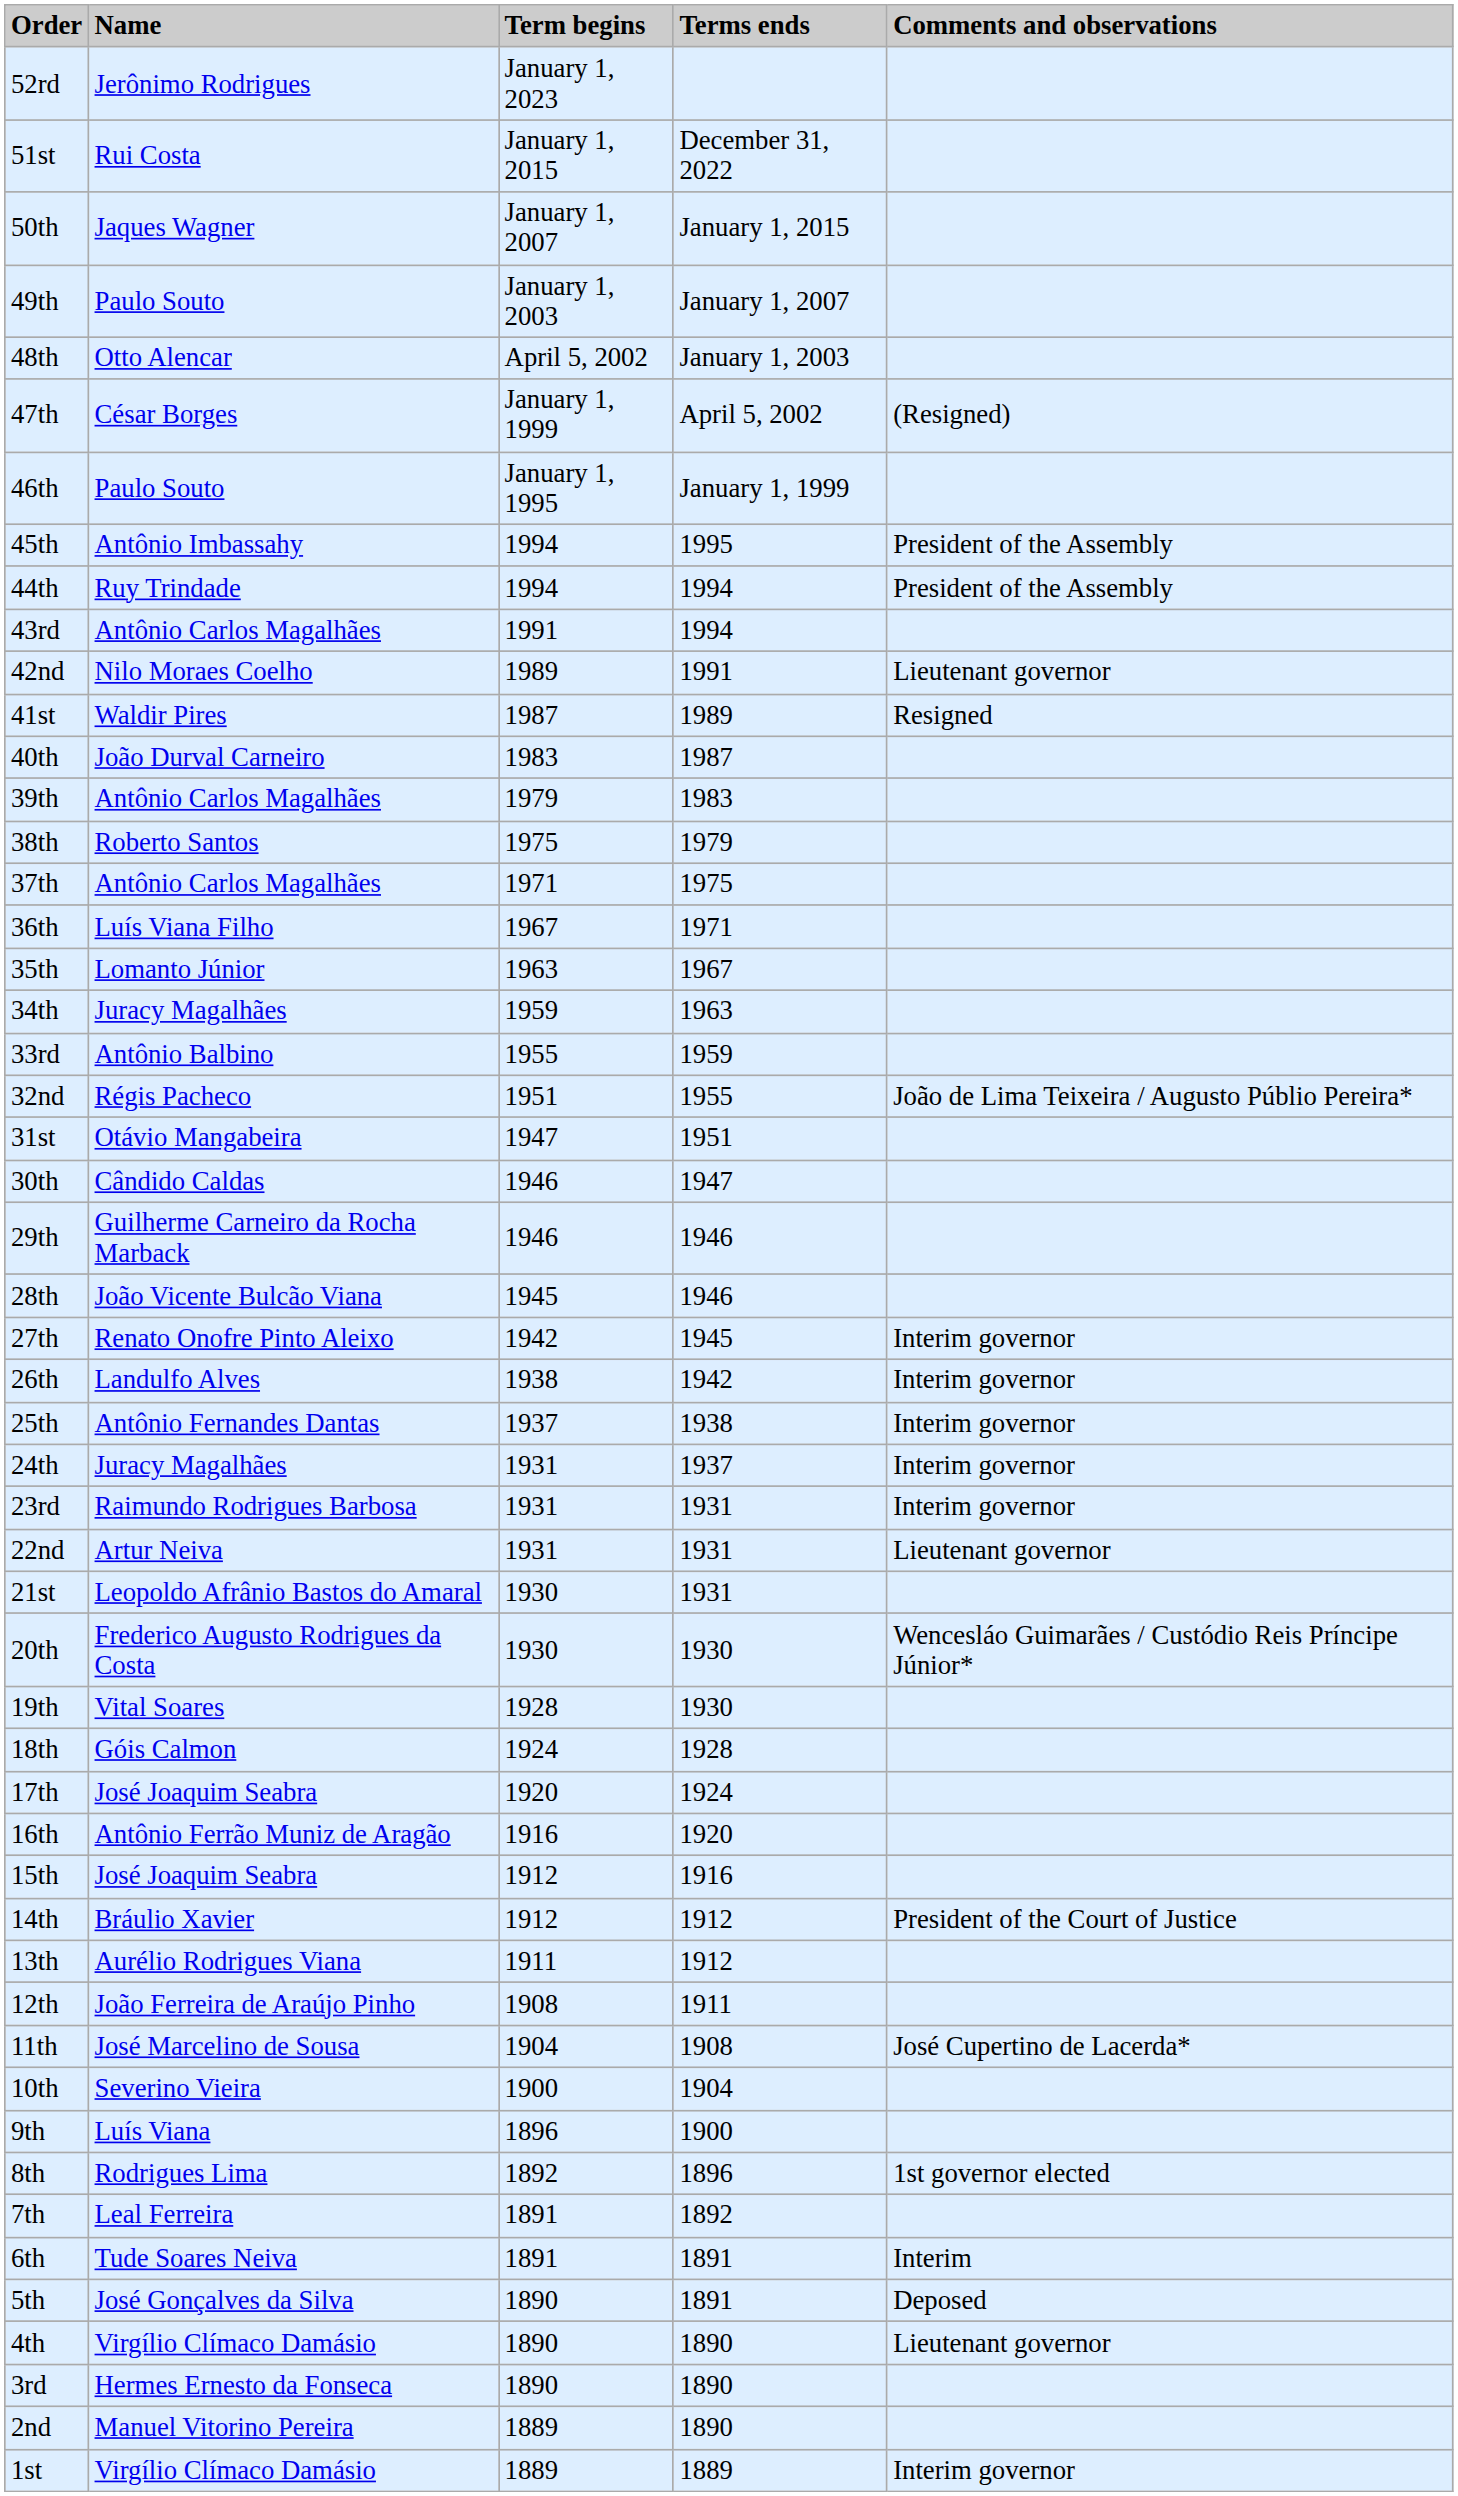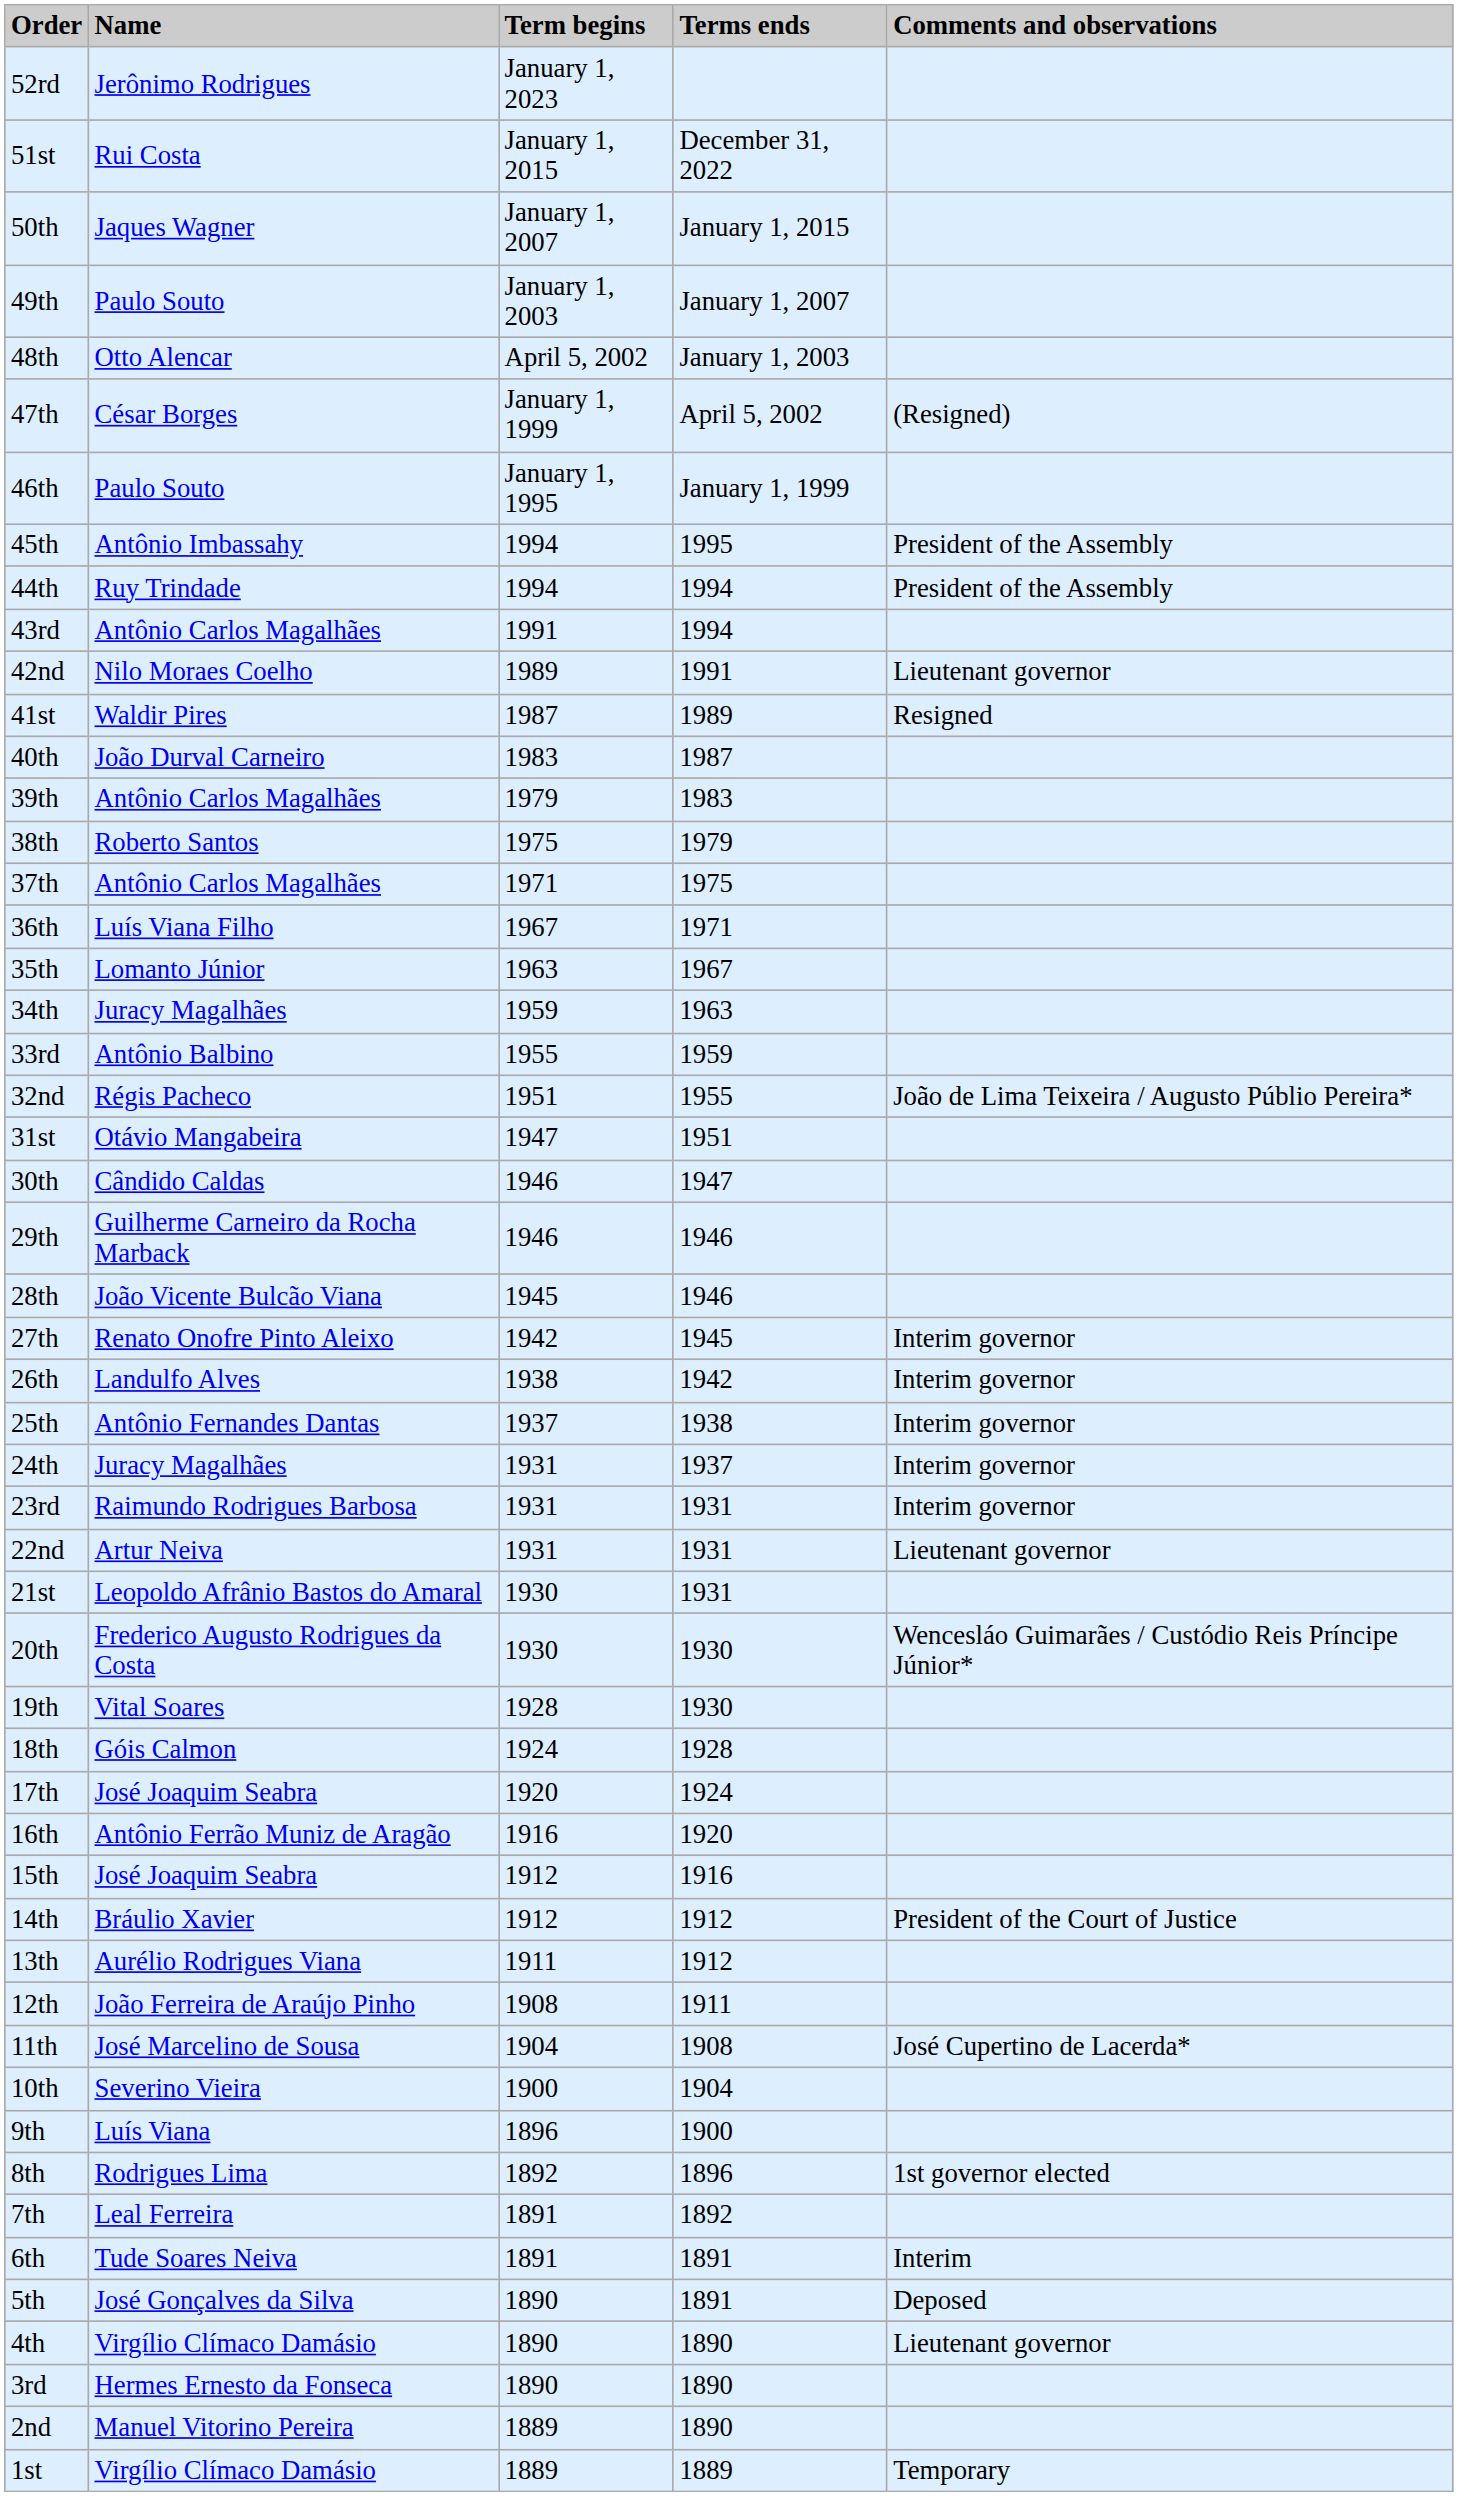(984, 2469) Interim governor -> (952, 2469) Temporary
